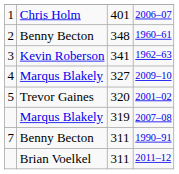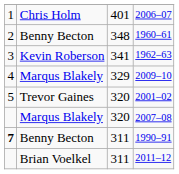(120, 76) 327 -> (120, 76) 329
(120, 117) 319 -> (120, 117) 320
(11, 138) normal -> (11, 138) bold
